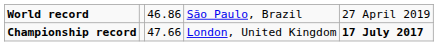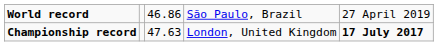(164, 32) 47.66 -> (164, 32) 47.63
